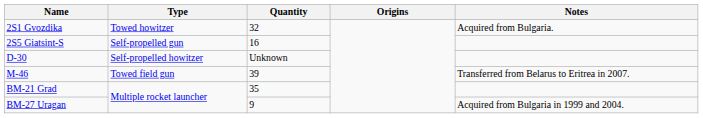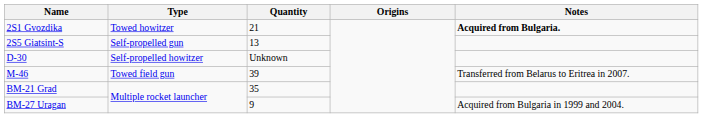(254, 27) 32 -> (254, 27) 21
(505, 27) normal -> (509, 27) bold
(254, 43) 16 -> (254, 43) 13
